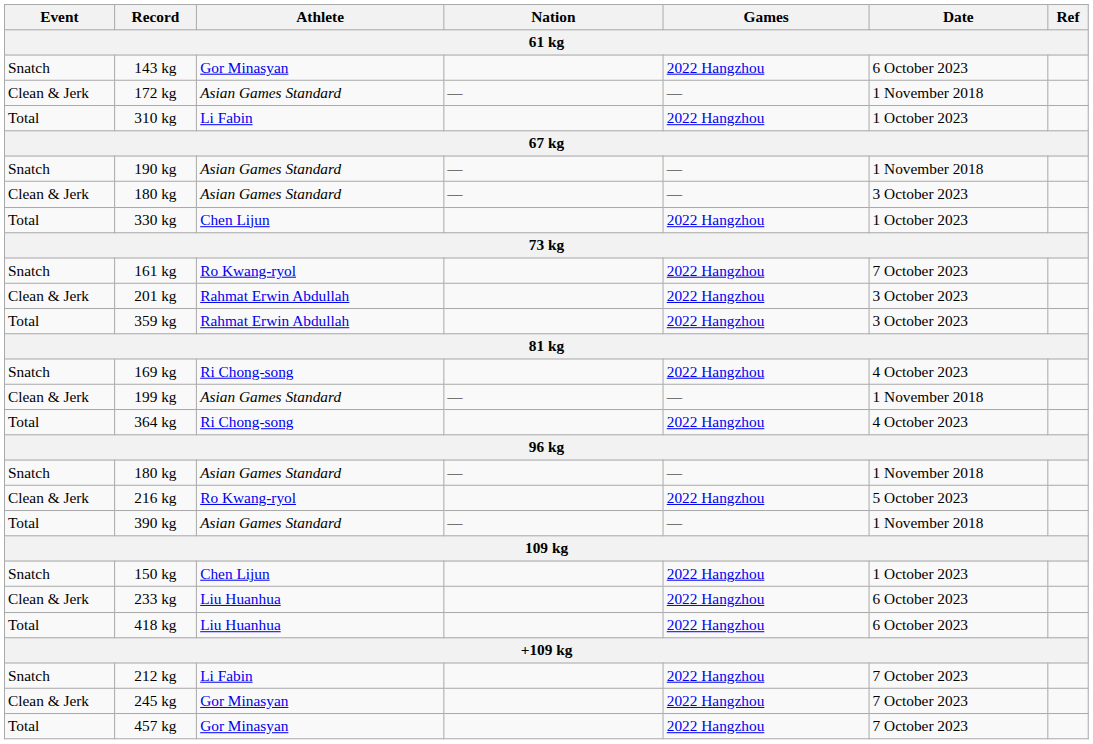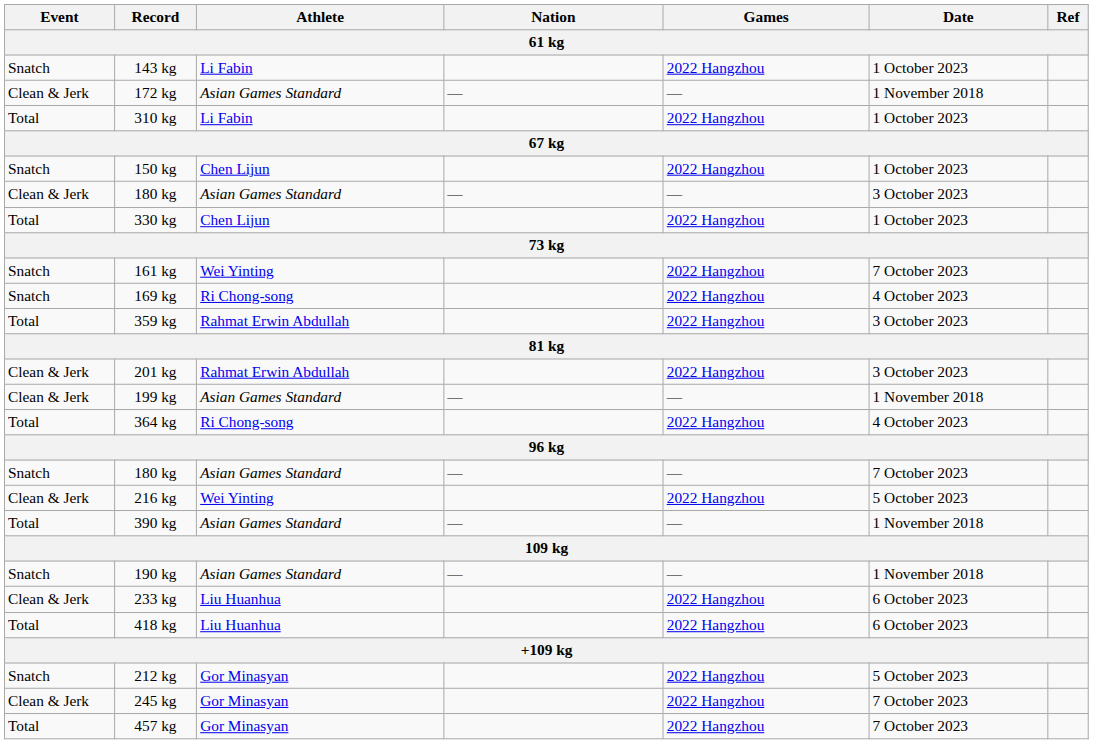(244, 67) Gor Minasyan -> (226, 67) Li Fabin
(920, 67) 6 October 2023 -> (920, 67) 1 October 2023
rows swapped: (29, 574) <-> (29, 169)
(248, 270) Ro Kwang-ryol -> (237, 270) Wei Yinting
rows swapped: (49, 295) <-> (29, 371)
(928, 472) 1 November 2018 -> (920, 472) 7 October 2023
(248, 498) Ro Kwang-ryol -> (237, 498) Wei Yinting
(226, 675) Li Fabin -> (244, 675) Gor Minasyan
(920, 675) 7 October 2023 -> (920, 675) 5 October 2023
